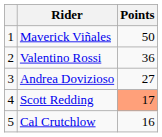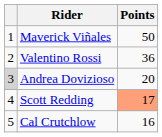(11, 79) no background -> (11, 79) lightgrey background
(148, 79) 27 -> (148, 79) 20
